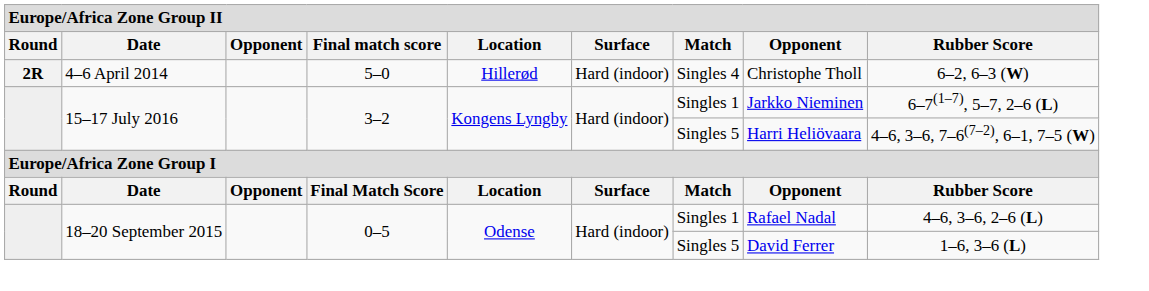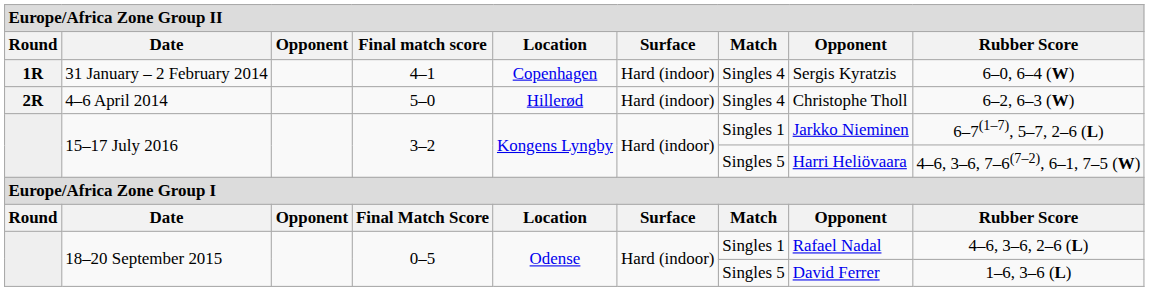+ row: (167, 72)
